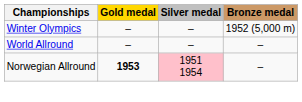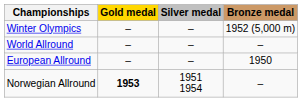+ row: (49, 61)
(191, 67) pink background -> (191, 83) no background
